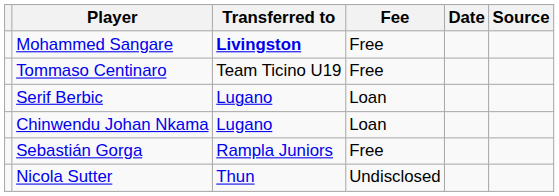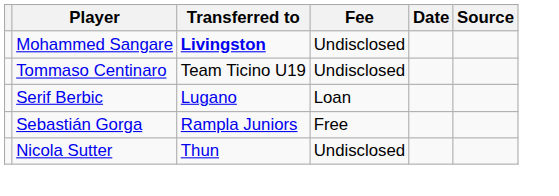(366, 44) Free -> (359, 44) Undisclosed
(366, 71) Free -> (359, 71) Undisclosed
- row: (112, 124)
